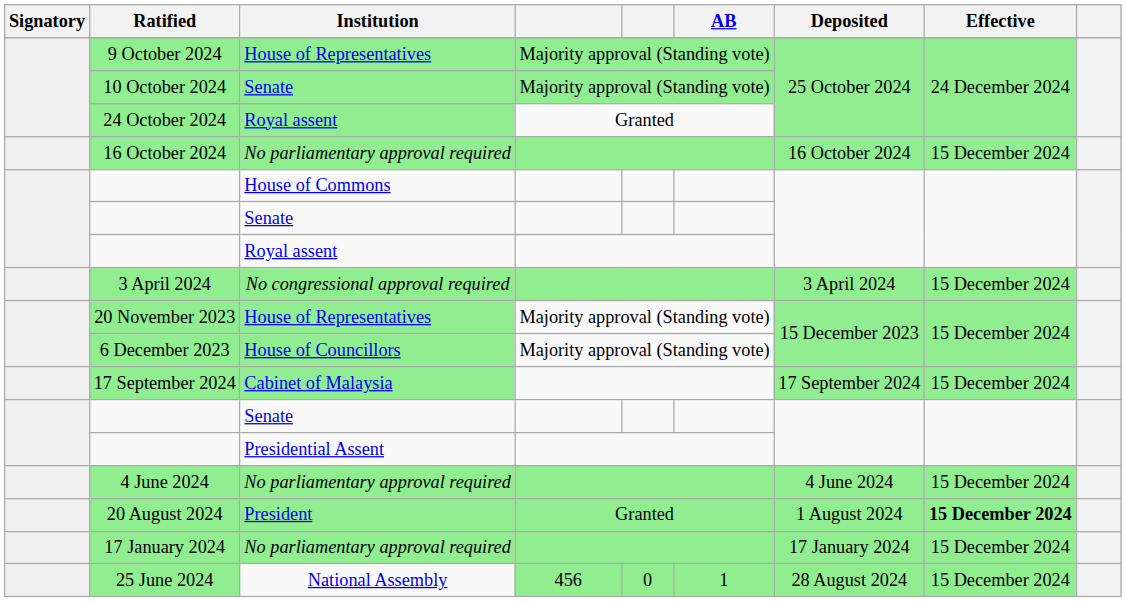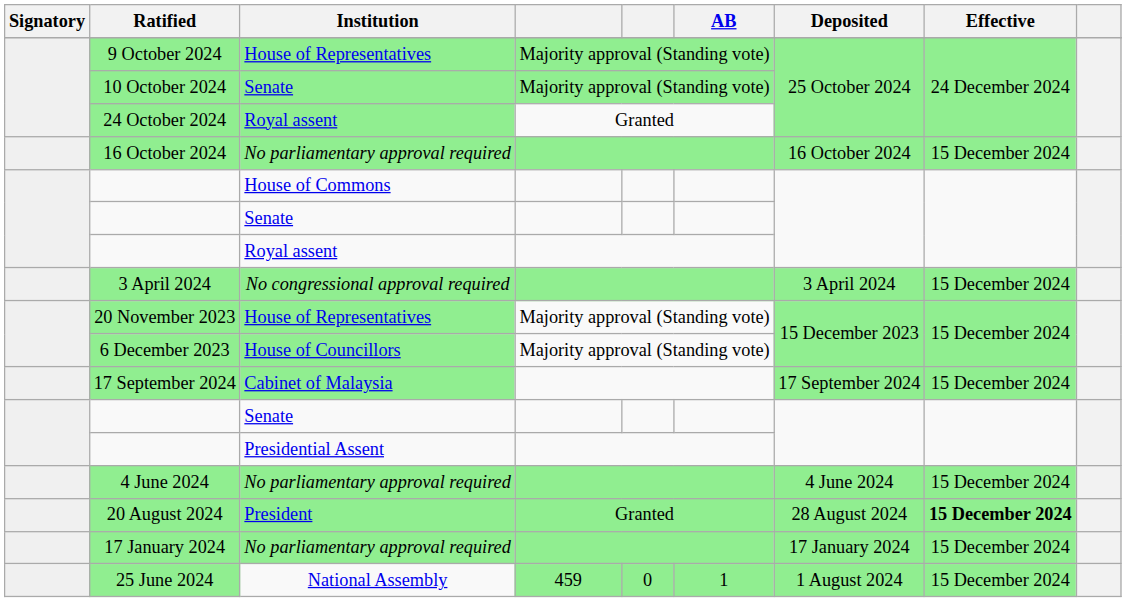(849, 514) 1 August 2024 -> (849, 514) 28 August 2024
(568, 580) 456 -> (568, 580) 459
(849, 580) 28 August 2024 -> (849, 580) 1 August 2024
